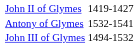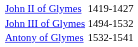rows swapped: (45, 38) <-> (44, 23)
